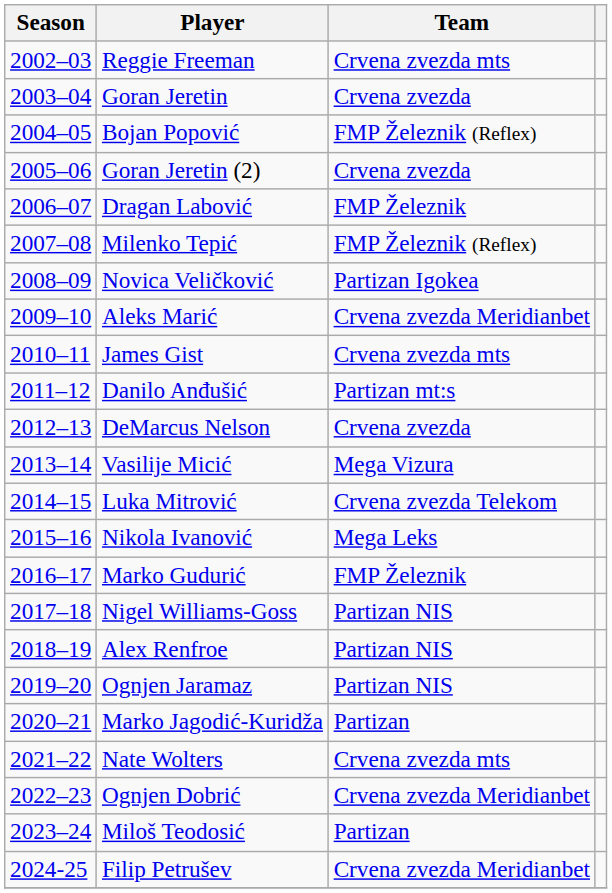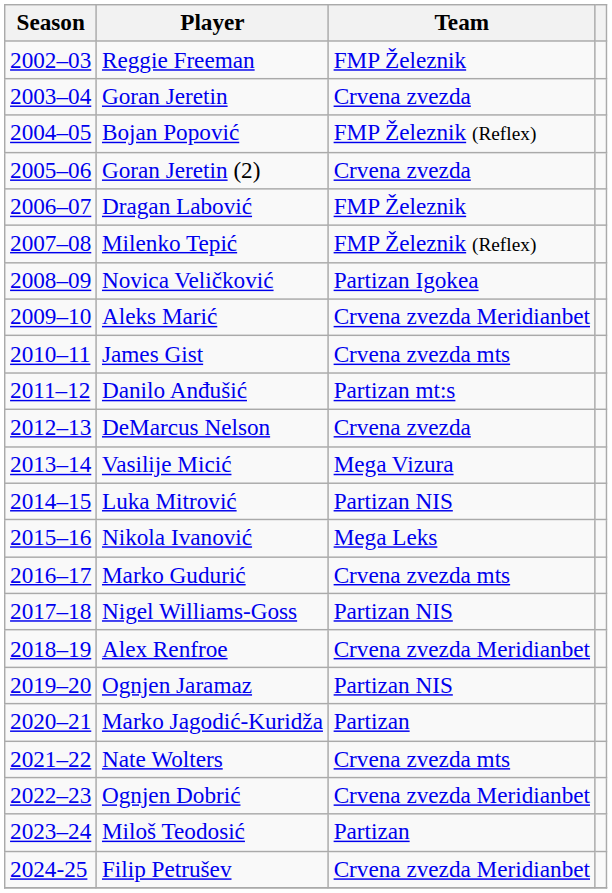(422, 59) Crvena zvezda mts -> (400, 59) FMP Železnik
(445, 501) Crvena zvezda Telekom -> (393, 501) Partizan NIS
(400, 574) FMP Železnik -> (422, 574) Crvena zvezda mts
(393, 648) Partizan NIS -> (462, 648) Crvena zvezda Meridianbet
